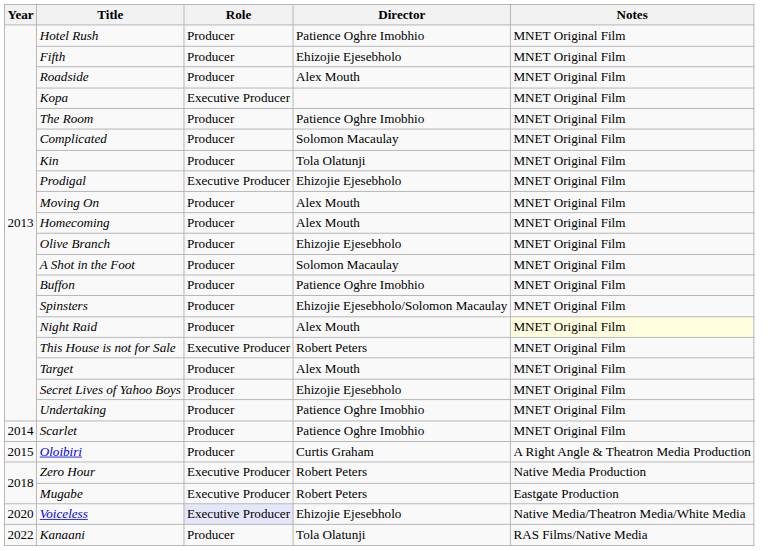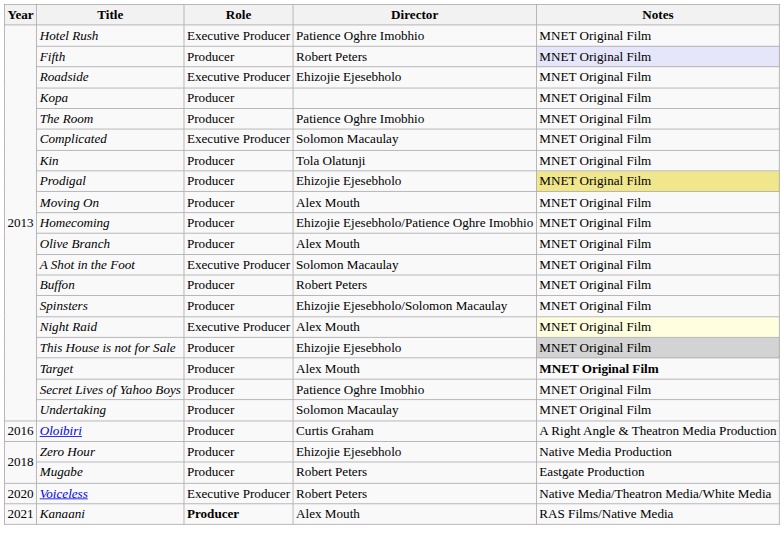(211, 35) Producer -> (238, 35) Executive Producer
(349, 56) Ehizojie Ejesebholo -> (332, 56) Robert Peters
(569, 56) no background -> (595, 56) lavender background
(211, 77) Producer -> (238, 77) Executive Producer
(328, 77) Alex Mouth -> (349, 77) Ehizojie Ejesebholo
(238, 98) Executive Producer -> (211, 98) Producer
(211, 139) Producer -> (238, 139) Executive Producer
(238, 181) Executive Producer -> (211, 181) Producer
(569, 181) no background -> (595, 181) khaki background
(328, 222) Alex Mouth -> (415, 222) Ehizojie Ejesebholo/Patience Oghre Imobhio
(349, 243) Ehizojie Ejesebholo -> (328, 243) Alex Mouth
(211, 264) Producer -> (238, 264) Executive Producer
(360, 285) Patience Oghre Imobhio -> (332, 285) Robert Peters
(211, 327) Producer -> (238, 327) Executive Producer
(238, 347) Executive Producer -> (211, 347) Producer
(332, 347) Robert Peters -> (349, 347) Ehizojie Ejesebholo
(569, 347) no background -> (595, 347) lightgrey background
(569, 368) normal -> (599, 368) bold
(349, 389) Ehizojie Ejesebholo -> (360, 389) Patience Oghre Imobhio
(360, 410) Patience Oghre Imobhio -> (347, 410) Solomon Macaulay
- row: (58, 431)
(21, 451) 2015 -> (21, 431) 2016
(238, 472) Executive Producer -> (211, 451) Producer
(332, 472) Robert Peters -> (349, 451) Ehizojie Ejesebholo
(238, 493) Executive Producer -> (211, 472) Producer
(238, 514) lavender background -> (238, 493) no background
(349, 514) Ehizojie Ejesebholo -> (332, 493) Robert Peters
(21, 535) 2022 -> (21, 514) 2021
(211, 535) normal -> (213, 514) bold
(331, 535) Tola Olatunji -> (328, 514) Alex Mouth
